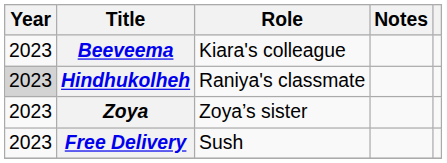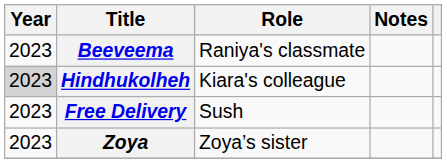(272, 50) Kiara's colleague -> (282, 50) Raniya's classmate
(282, 81) Raniya's classmate -> (272, 81) Kiara's colleague
rows swapped: (126, 142) <-> (126, 111)
